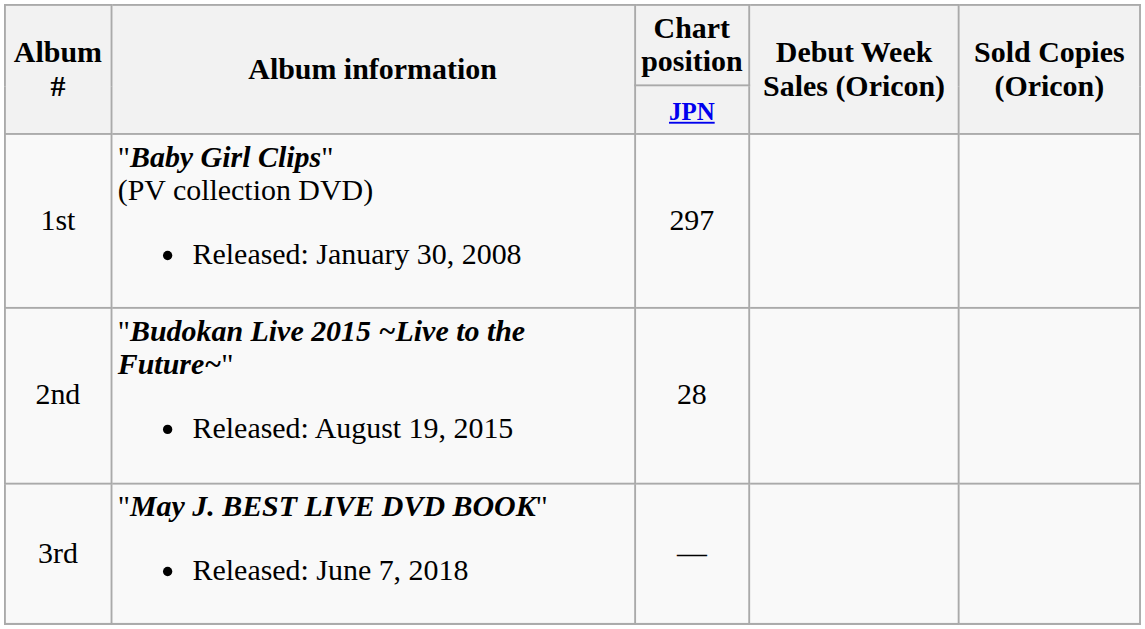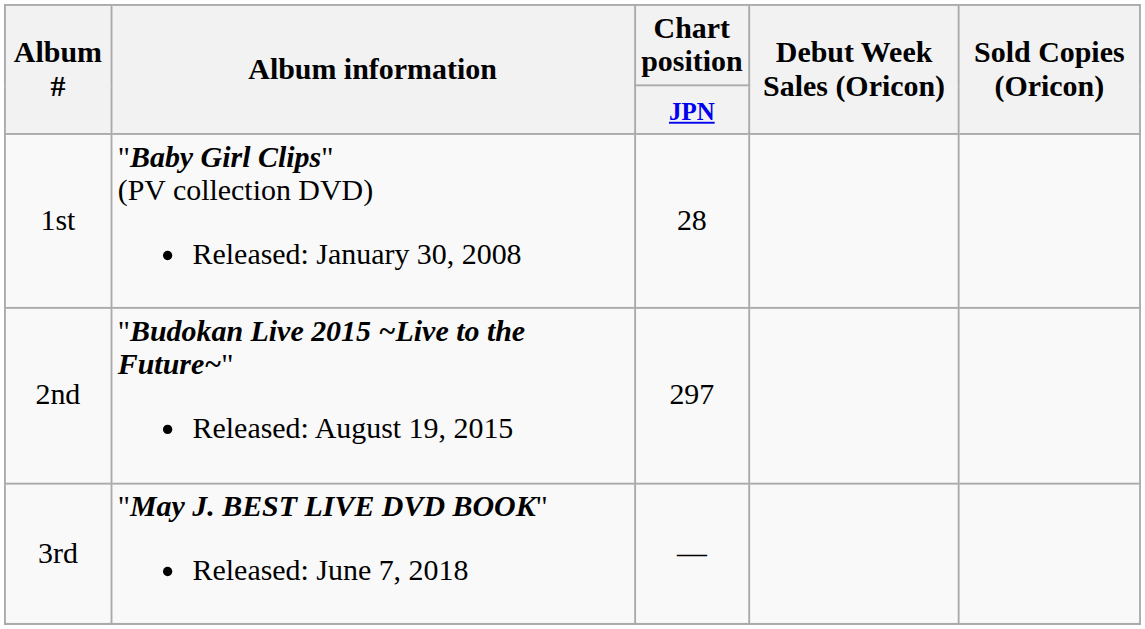(692, 220) 297 -> (692, 220) 28
(692, 394) 28 -> (692, 394) 297
